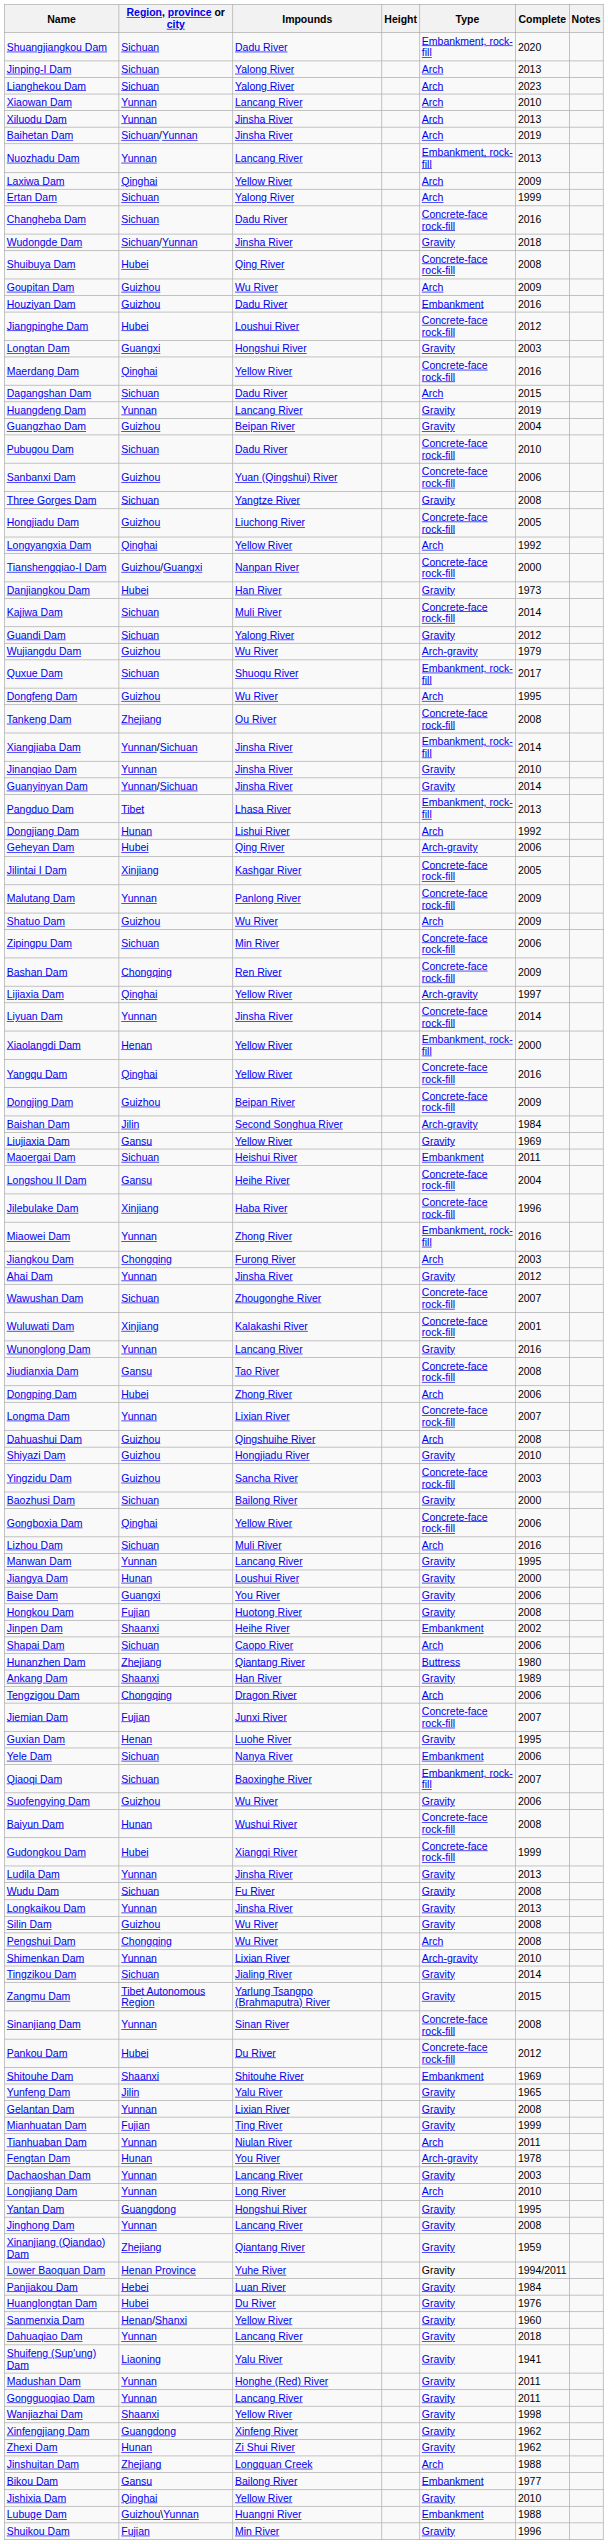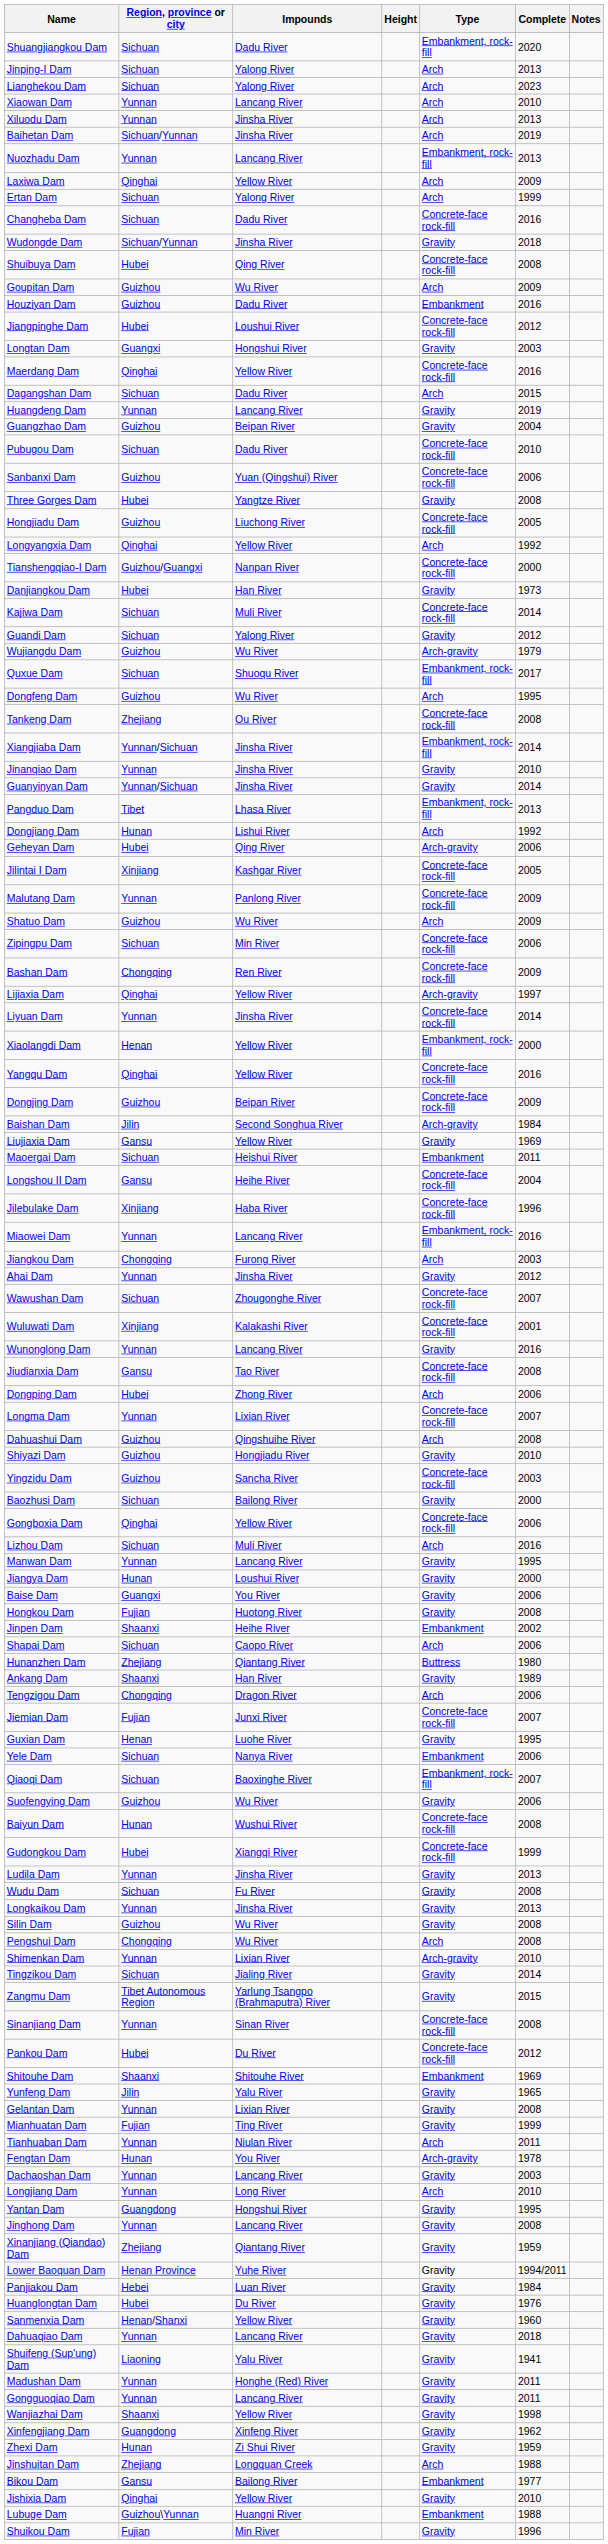(140, 500) Sichuan -> (135, 500) Hubei
(264, 1237) Zhong River -> (269, 1237) Lancang River
(530, 2448) 1962 -> (530, 2448) 1959
